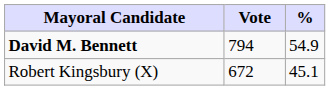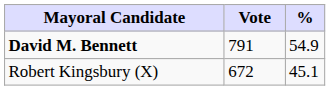(241, 44) 794 -> (241, 44) 791
